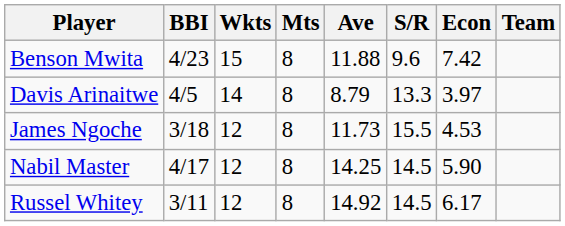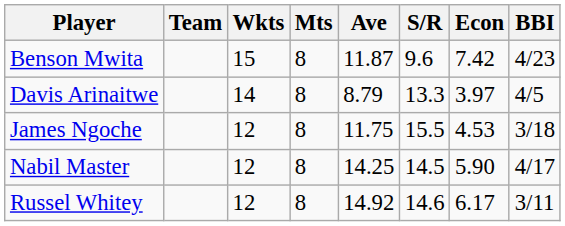columns swapped: (528, 22) <-> (189, 22)
(355, 58) 11.88 -> (368, 58) 11.87
(355, 130) 11.73 -> (368, 130) 11.75
(412, 202) 14.5 -> (425, 202) 14.6
